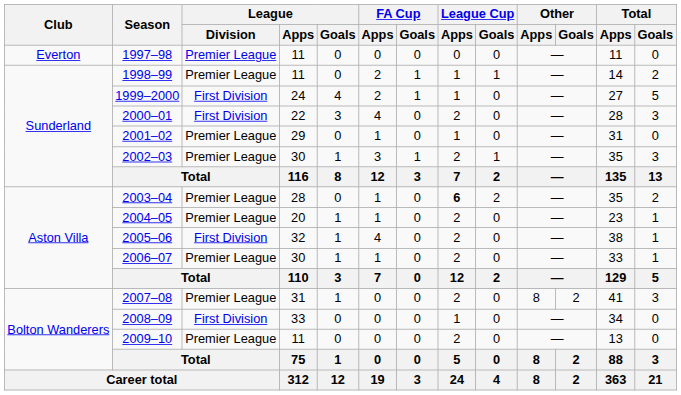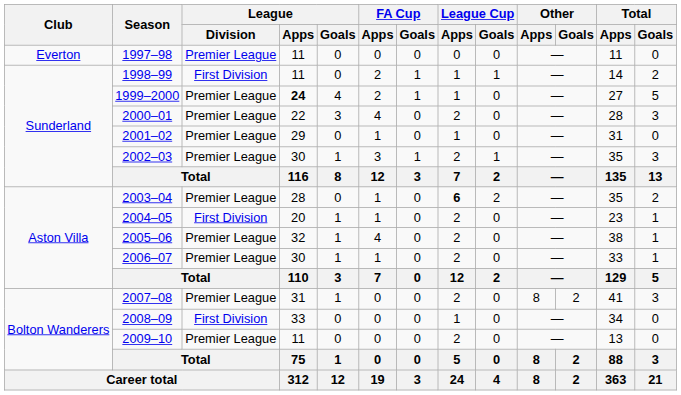(231, 75) Premier League -> (231, 75) First Division
(231, 95) First Division -> (231, 95) Premier League
(298, 95) normal -> (298, 95) bold
(231, 116) First Division -> (231, 116) Premier League
(231, 217) Premier League -> (231, 217) First Division
(231, 237) First Division -> (231, 237) Premier League
